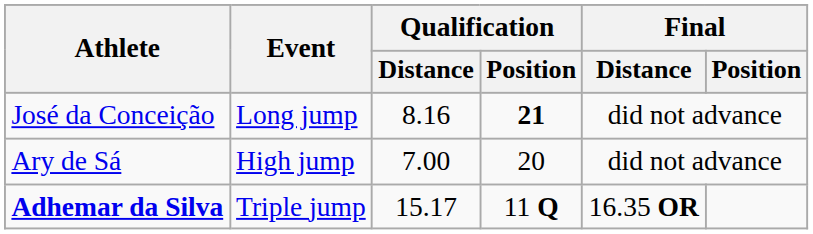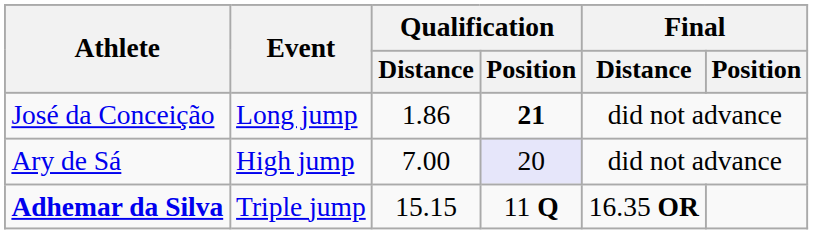(426, 115) 8.16 -> (426, 115) 1.86
(531, 161) no background -> (531, 161) lavender background
(426, 206) 15.17 -> (426, 206) 15.15
